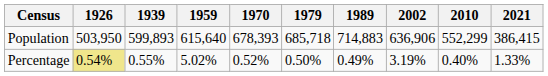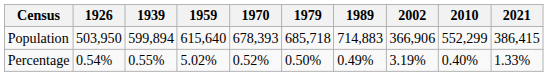(151, 37) 599,893 -> (151, 37) 599,894
(412, 37) 636,906 -> (412, 37) 366,906
(94, 60) khaki background -> (94, 60) no background
